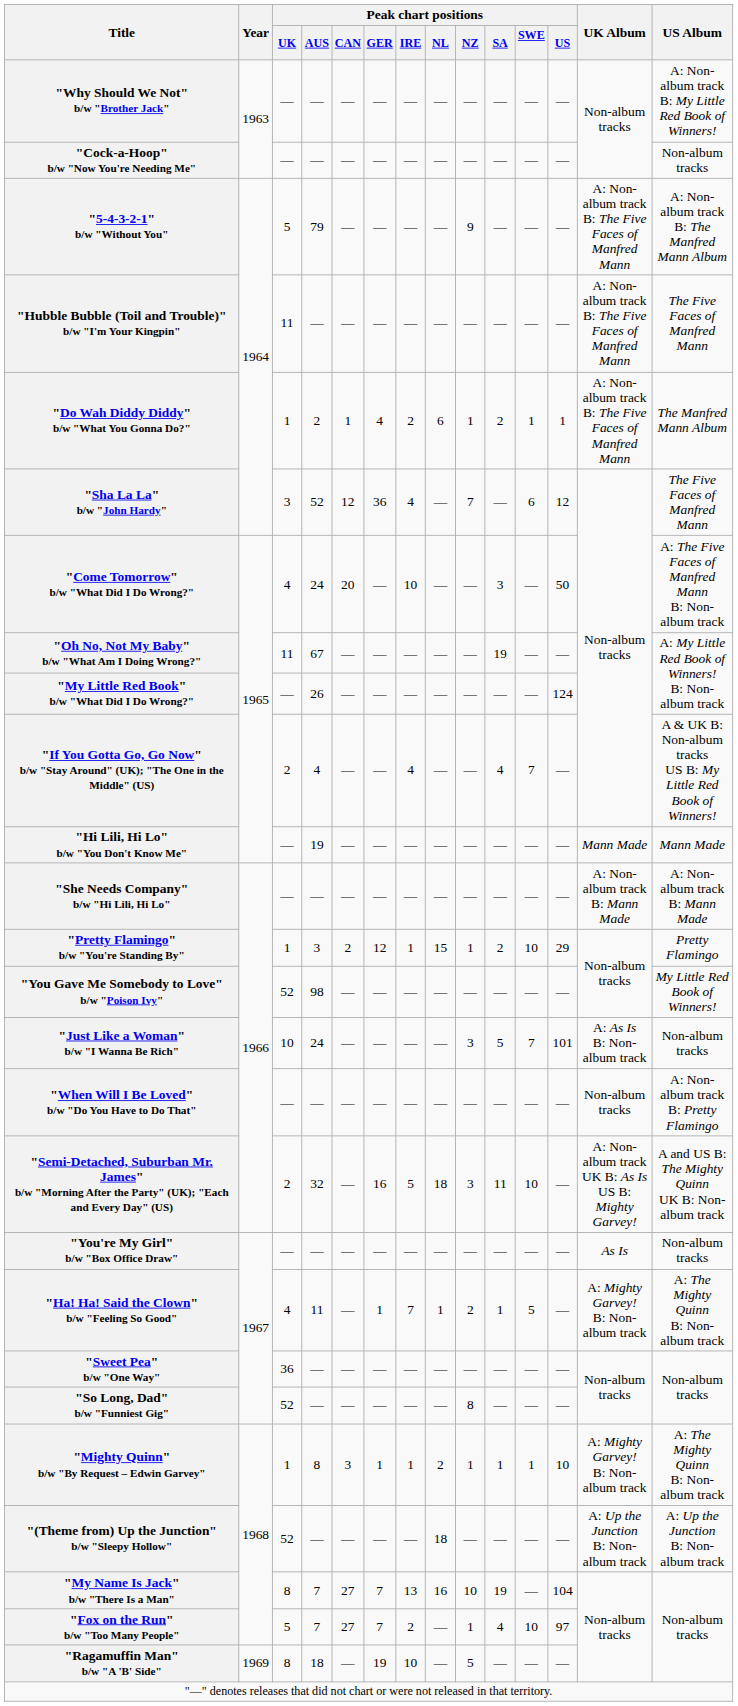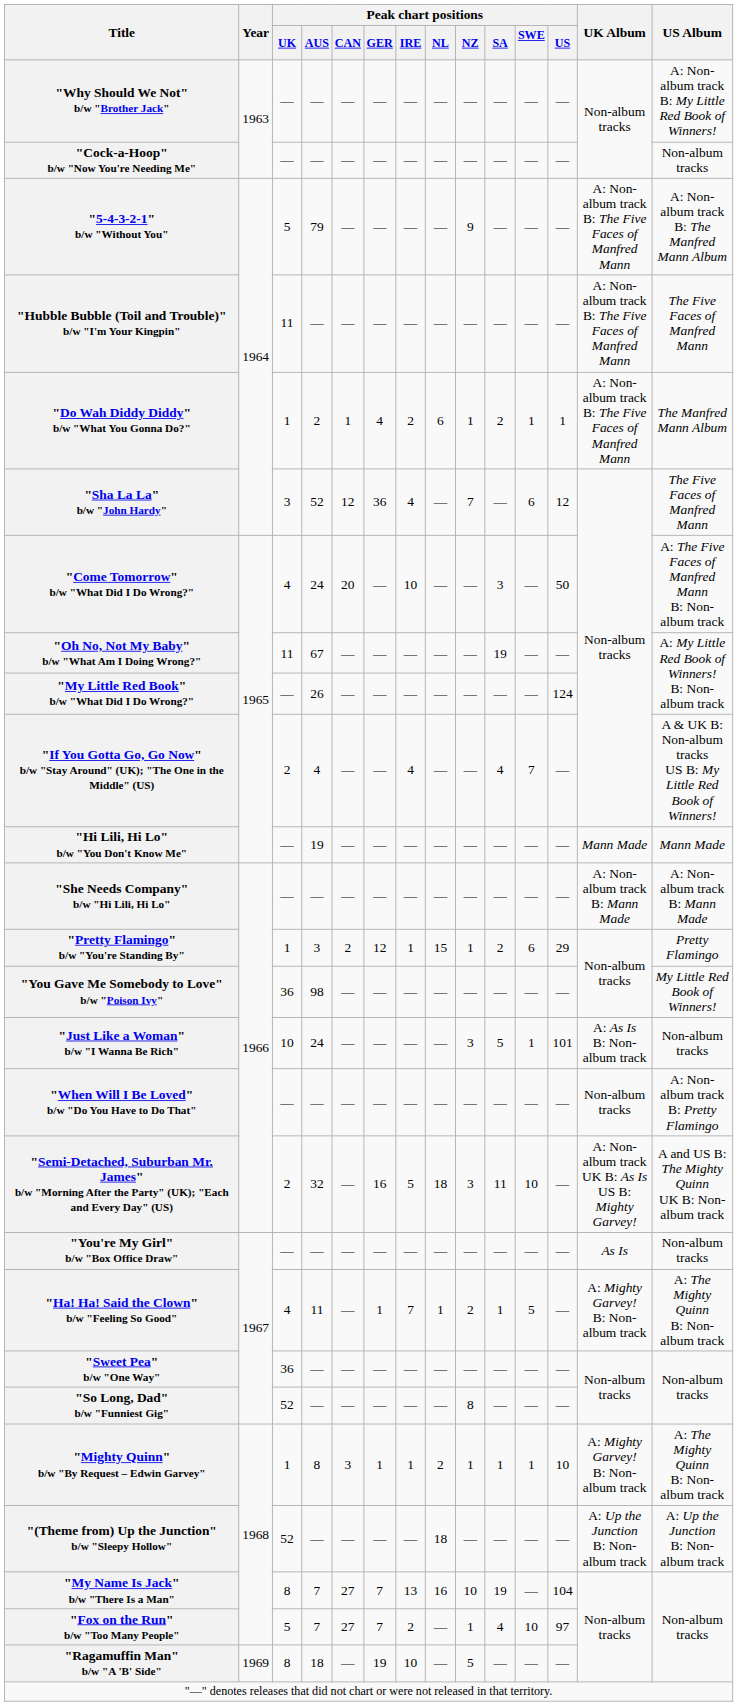(531, 947) 10 -> (531, 947) 6
(287, 991) 52 -> (287, 991) 36
(531, 1043) 7 -> (531, 1043) 1
